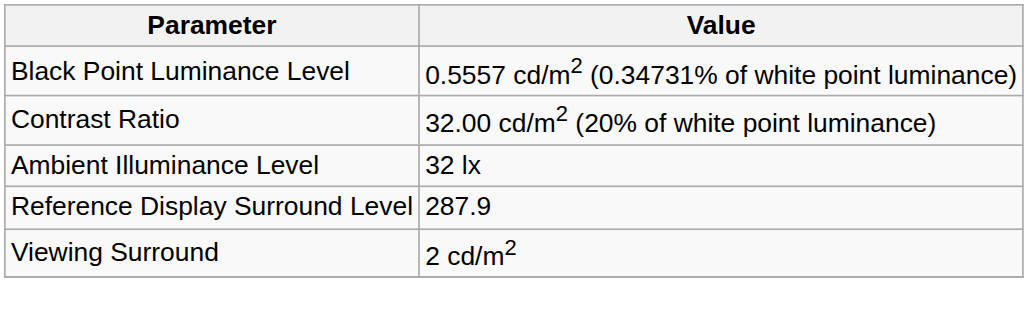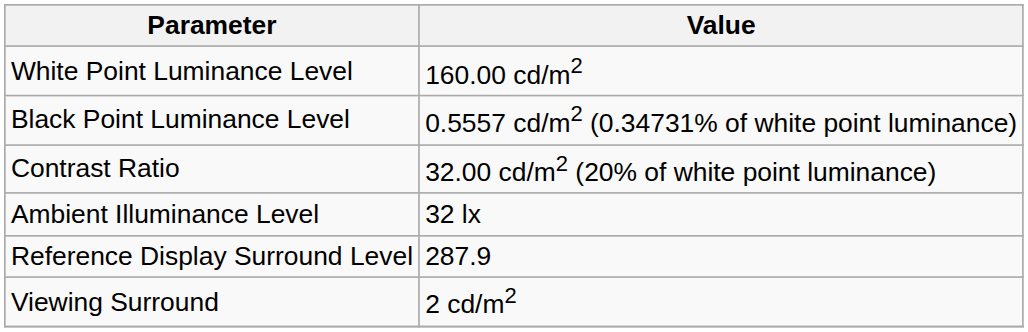+ row: (182, 70)
